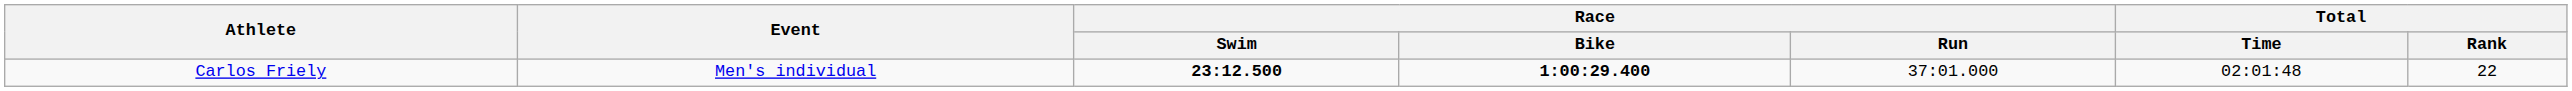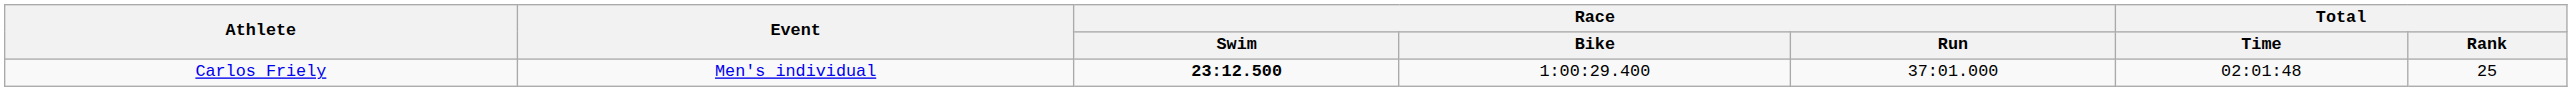(1595, 73) bold -> (1595, 73) normal
(2487, 73) 22 -> (2487, 73) 25
